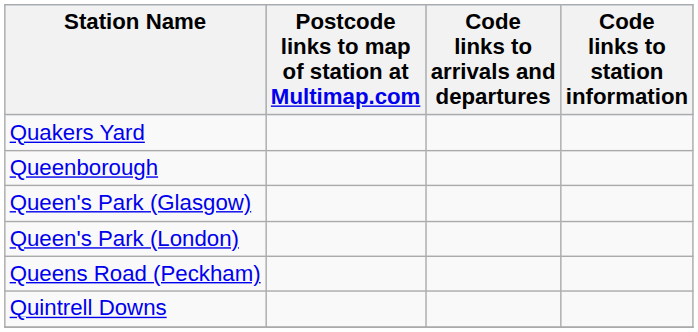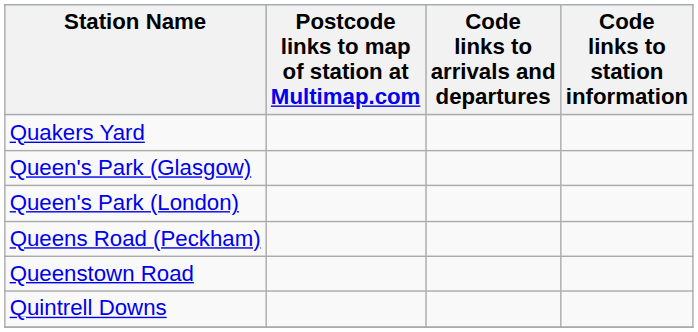- row: (84, 167)
+ row: (102, 273)
